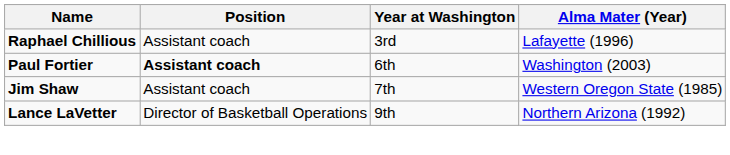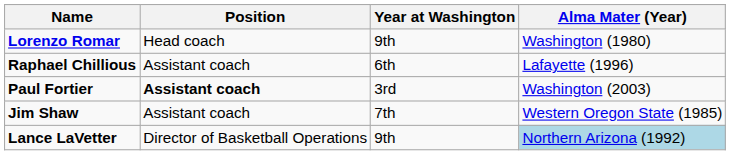+ row: (64, 41)
(385, 41) 3rd -> (385, 65) 6th
(385, 65) 6th -> (385, 89) 3rd
(604, 113) no background -> (604, 138) lightblue background
